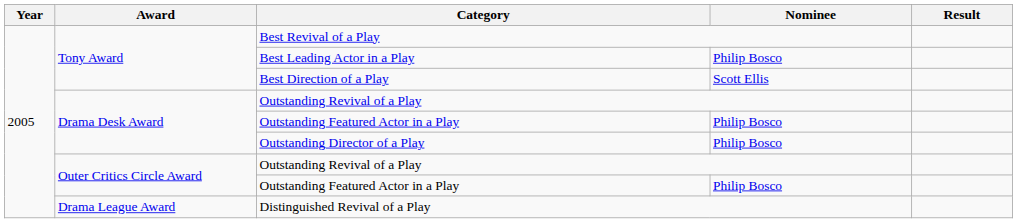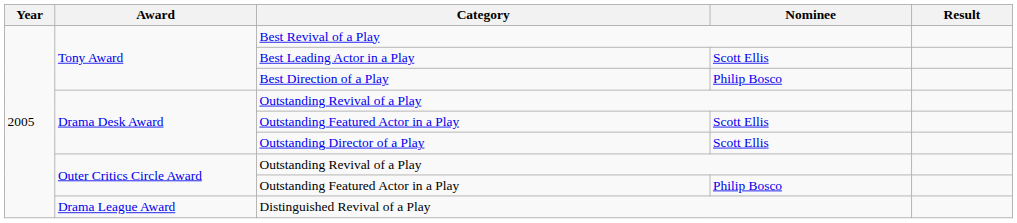(748, 57) Philip Bosco -> (741, 57) Scott Ellis
(741, 79) Scott Ellis -> (748, 79) Philip Bosco
(748, 121) Philip Bosco -> (741, 121) Scott Ellis
(748, 143) Philip Bosco -> (741, 143) Scott Ellis
